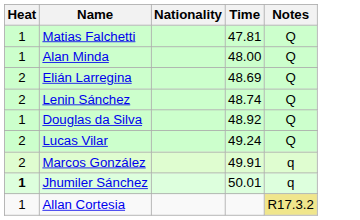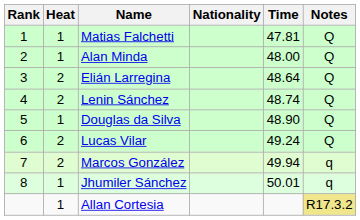+ column: (24, 15)
(245, 78) 48.69 -> (283, 78) 48.64
(245, 120) 48.92 -> (283, 120) 48.90
(245, 162) 49.91 -> (283, 162) 49.94
(22, 183) bold -> (60, 183) normal
